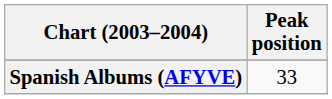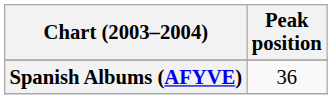(287, 76) 33 -> (287, 76) 36
